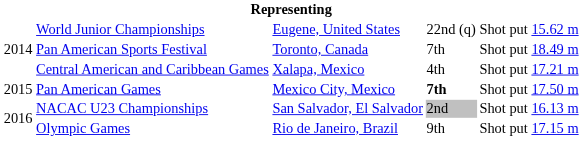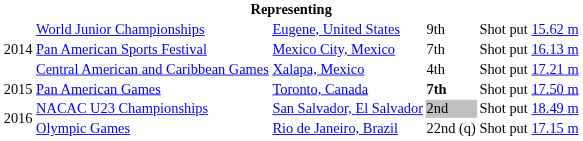(451, 29) 22nd (q) -> (436, 29) 9th
(320, 49) Toronto, Canada -> (334, 49) Mexico City, Mexico
(555, 49) 18.49 m -> (555, 49) 16.13 m
(334, 89) Mexico City, Mexico -> (320, 89) Toronto, Canada
(555, 108) 16.13 m -> (555, 108) 18.49 m
(436, 128) 9th -> (451, 128) 22nd (q)
